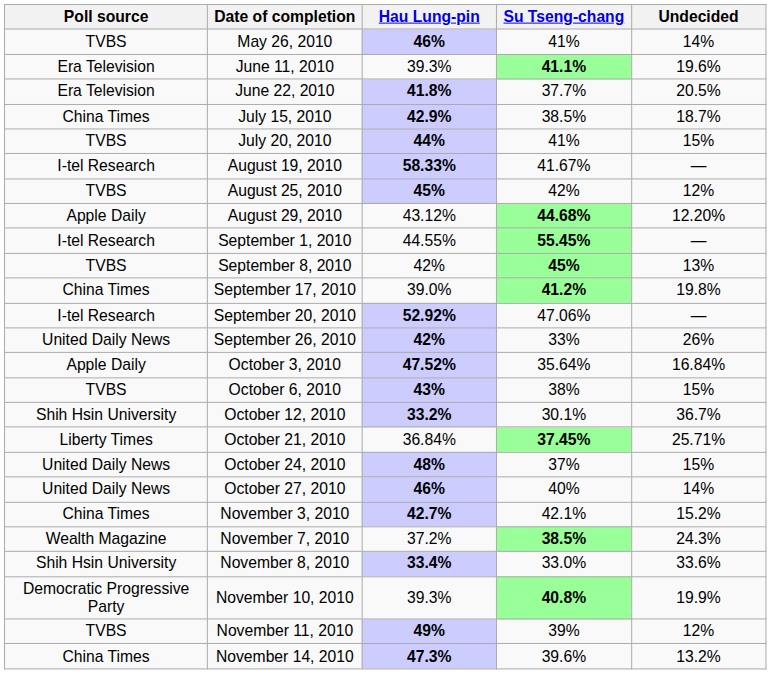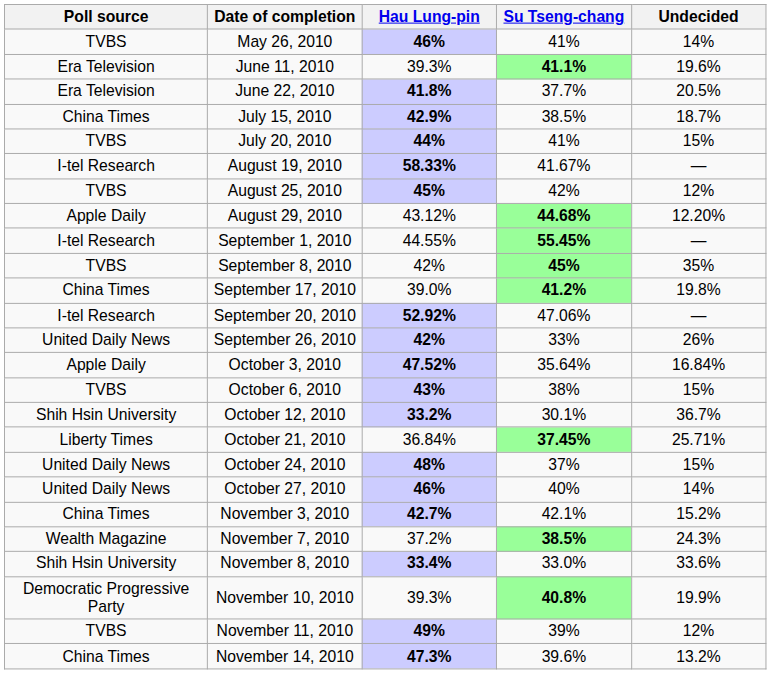(699, 265) 13% -> (699, 265) 35%
